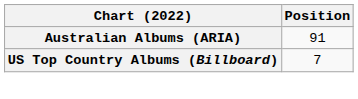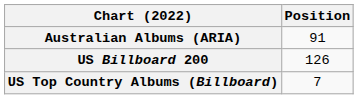+ row: (143, 60)
